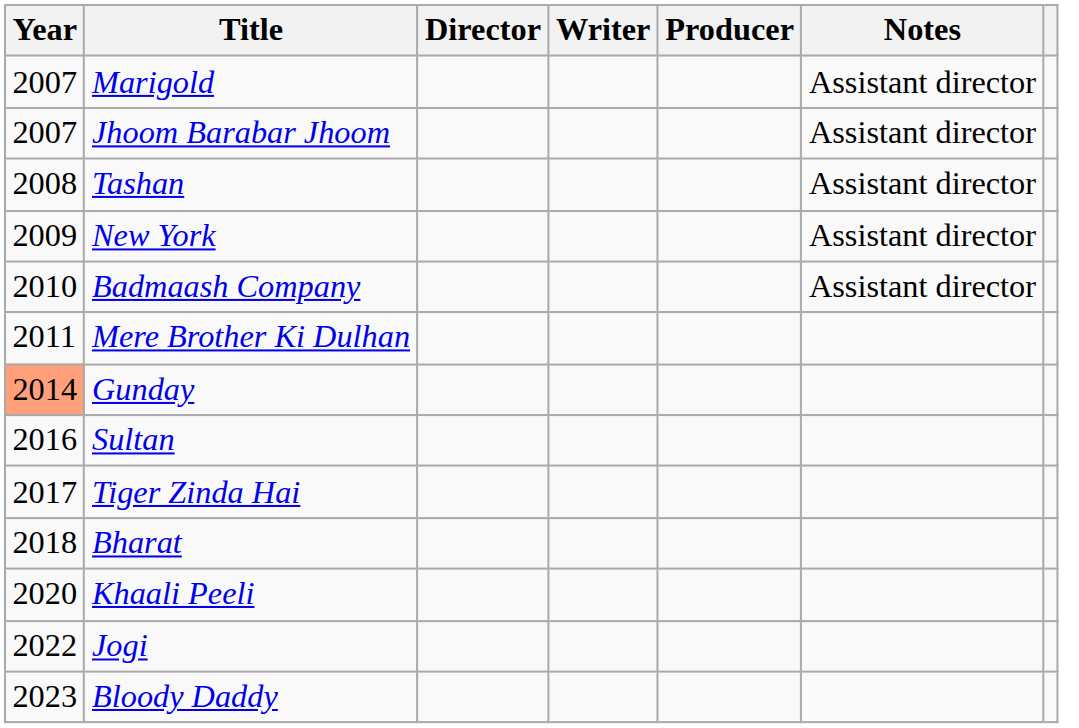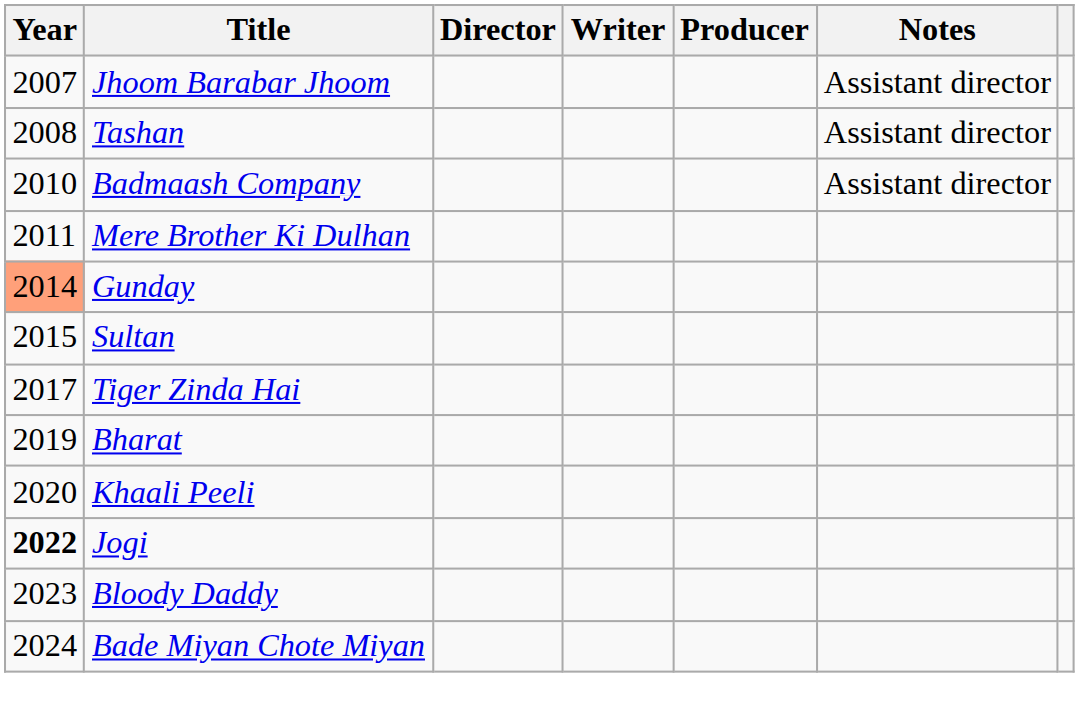- row: (153, 81)
- row: (154, 235)
(45, 440) 2016 -> (45, 337) 2015
(45, 542) 2018 -> (45, 440) 2019
(45, 645) normal -> (45, 542) bold
+ row: (258, 645)
